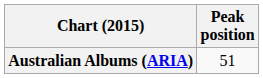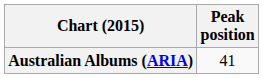(228, 60) 51 -> (228, 60) 41
